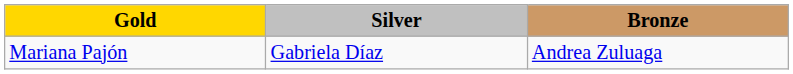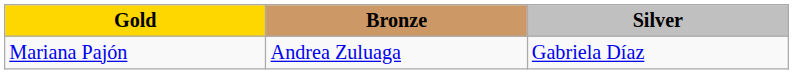columns swapped: (397, 20) <-> (658, 20)
